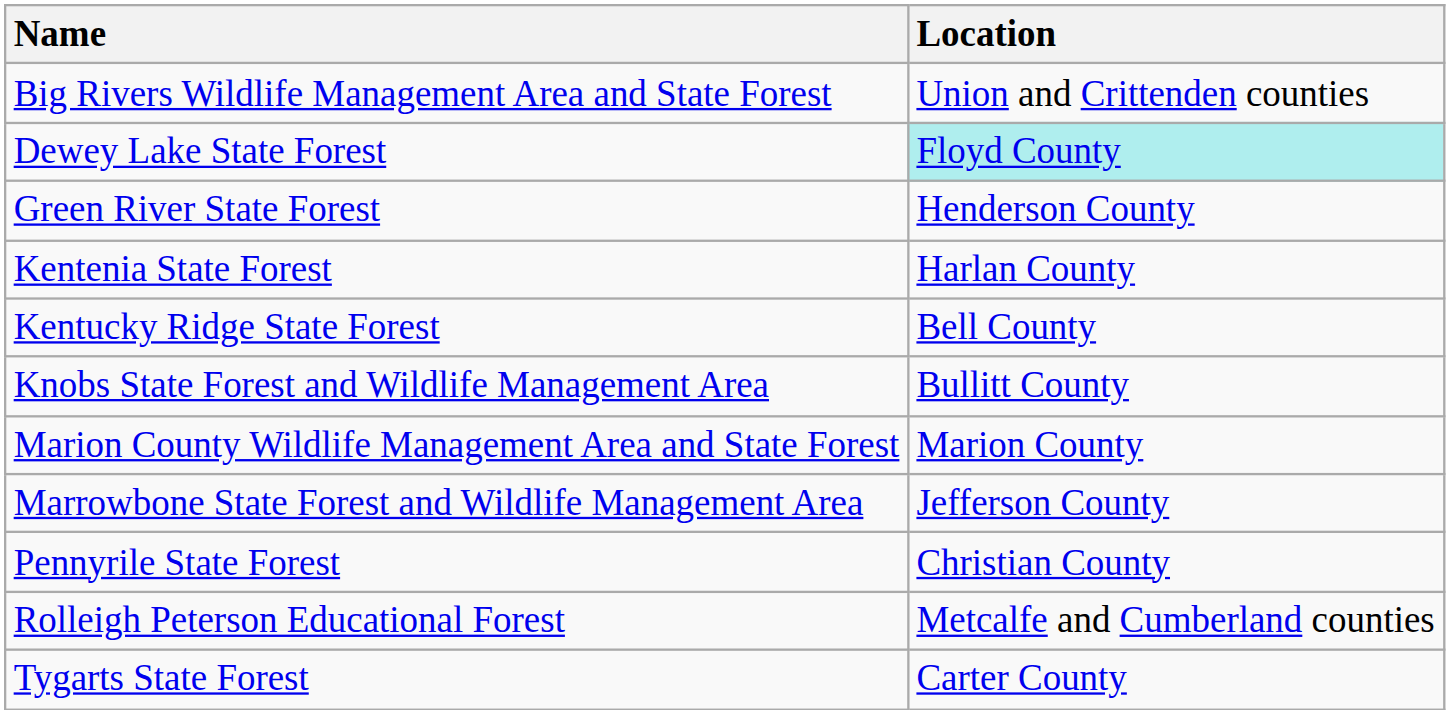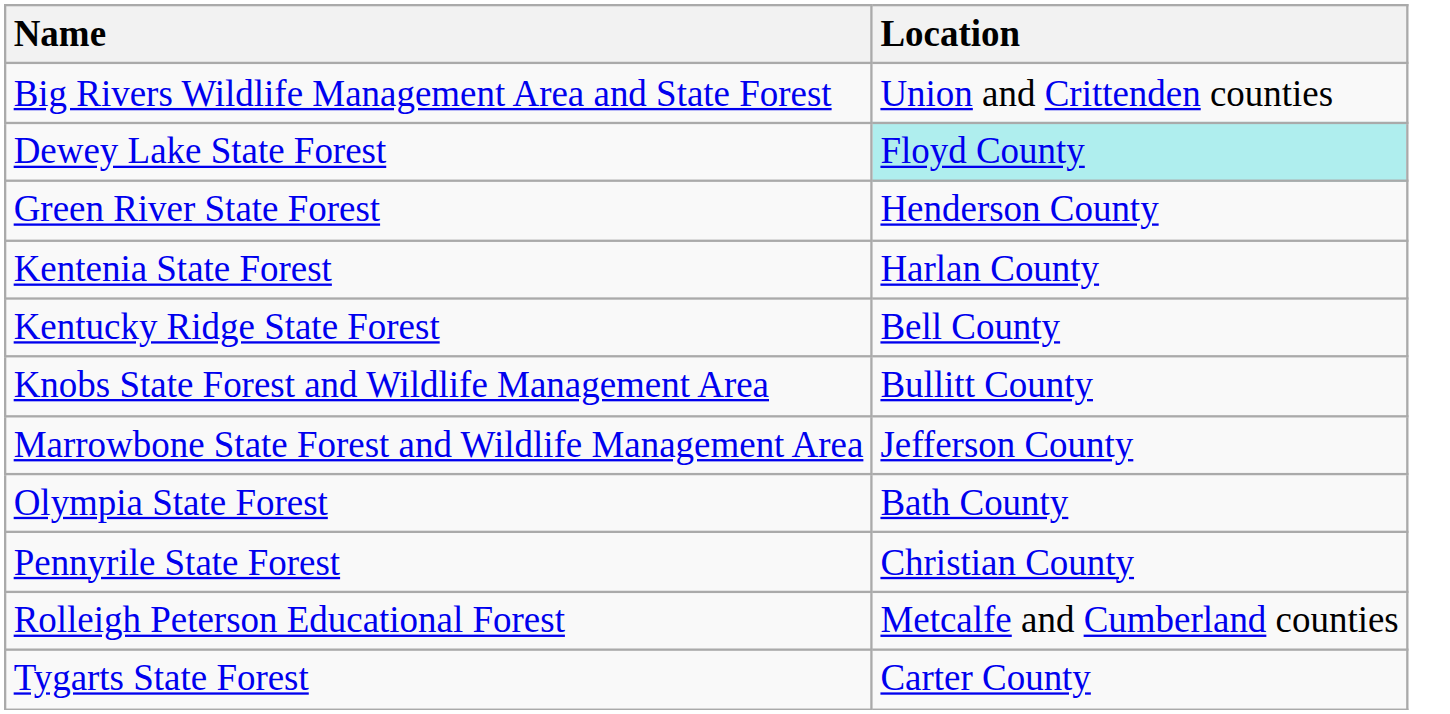- row: (457, 444)
+ row: (171, 502)
